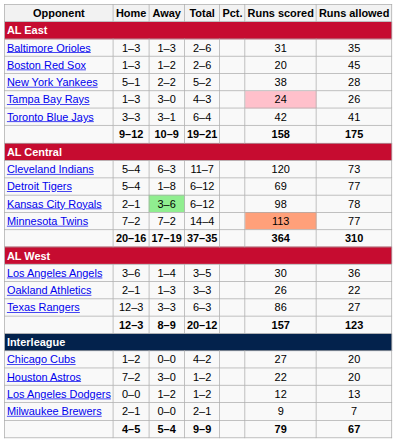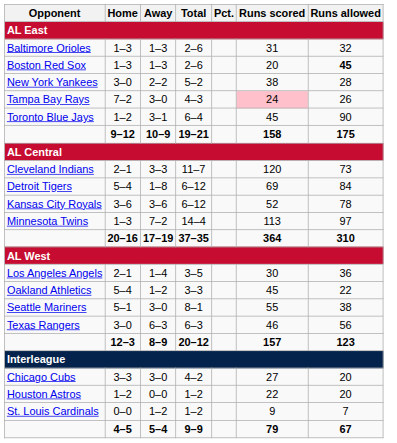(354, 48) 35 -> (346, 48) 32
(167, 65) 1–2 -> (158, 65) 1–3
(354, 65) normal -> (346, 65) bold
(131, 83) 5–1 -> (123, 83) 3–0
(131, 100) 1–3 -> (123, 100) 7–2
(131, 117) 3–3 -> (123, 117) 1–2
(281, 117) 42 -> (272, 117) 45
(354, 117) 41 -> (346, 117) 90
(131, 169) 5–4 -> (123, 169) 2–1
(167, 169) 6–3 -> (158, 169) 3–3
(354, 186) 77 -> (346, 186) 84
(131, 204) 2–1 -> (123, 204) 3–6
(167, 204) lightgreen background -> (158, 204) no background
(281, 204) 98 -> (272, 204) 52
(131, 221) 7–2 -> (123, 221) 1–3
(281, 221) lightsalmon background -> (272, 221) no background
(354, 221) 77 -> (346, 221) 97
(131, 273) 3–6 -> (123, 273) 2–1
(131, 290) 2–1 -> (123, 290) 5–4
(167, 290) 1–3 -> (158, 290) 1–2
(281, 290) 26 -> (272, 290) 45
+ row: (47, 308)
(131, 308) 12–3 -> (123, 325) 3–0
(167, 308) 3–3 -> (158, 325) 6–3
(281, 308) 86 -> (272, 325) 46
(354, 308) 27 -> (346, 325) 56
(131, 360) 1–2 -> (123, 377) 3–3
(167, 360) 0–0 -> (158, 377) 3–0
(131, 377) 7–2 -> (123, 394) 1–2
(167, 377) 3–0 -> (158, 394) 0–0
- row: (59, 394)
- row: (54, 412)
+ row: (53, 412)
